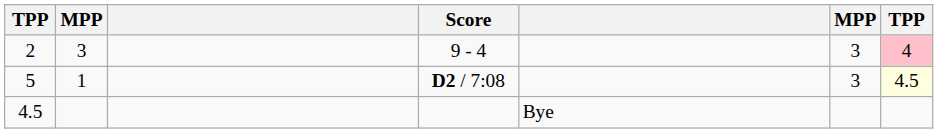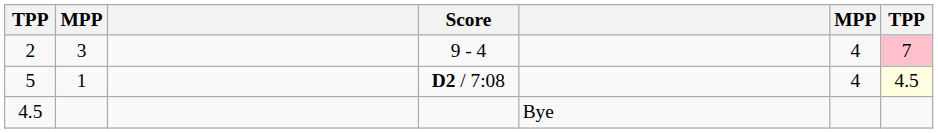(855, 50) 3 -> (855, 50) 4
(907, 50) 4 -> (907, 50) 7
(855, 81) 3 -> (855, 81) 4
